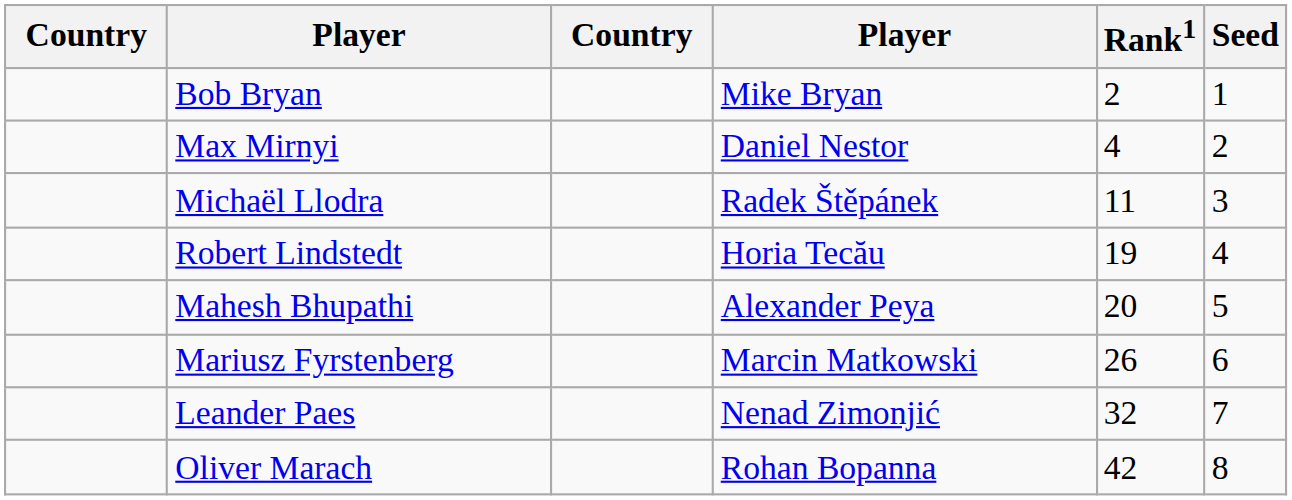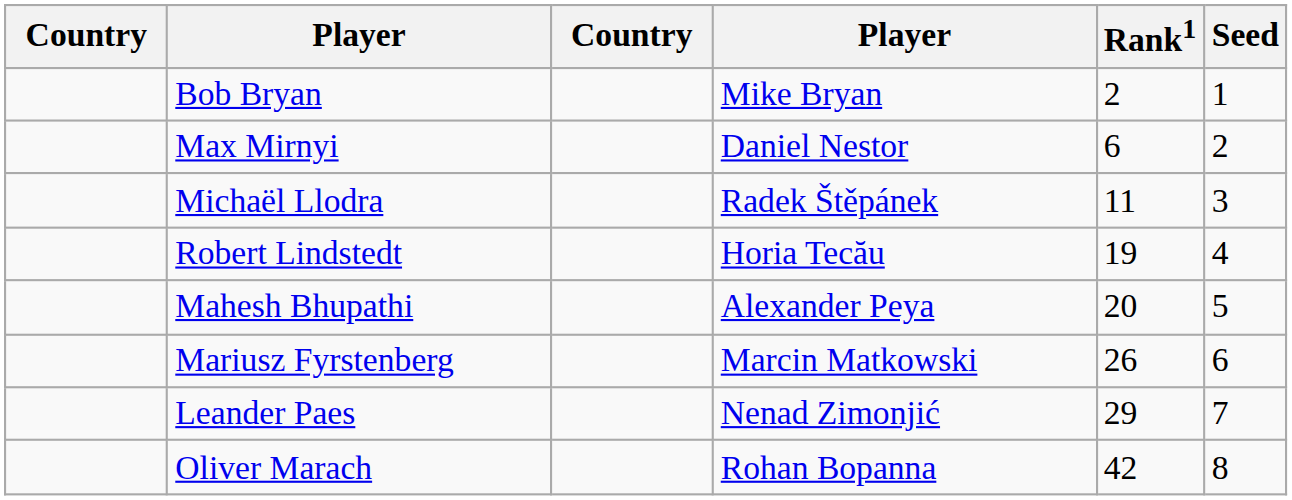(1112, 146) 4 -> (1112, 146) 6
(1121, 413) 32 -> (1121, 413) 29
